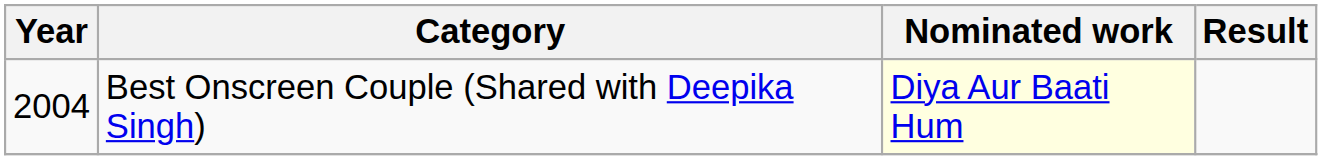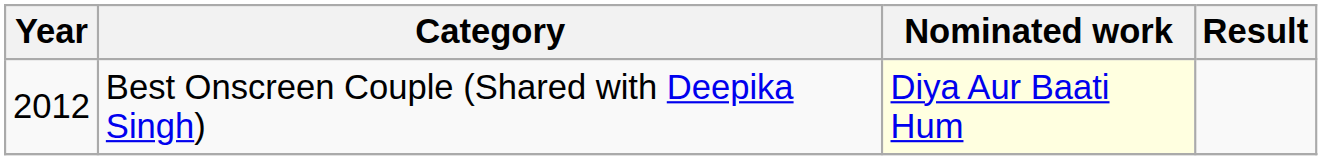(51, 106) 2004 -> (51, 106) 2012
